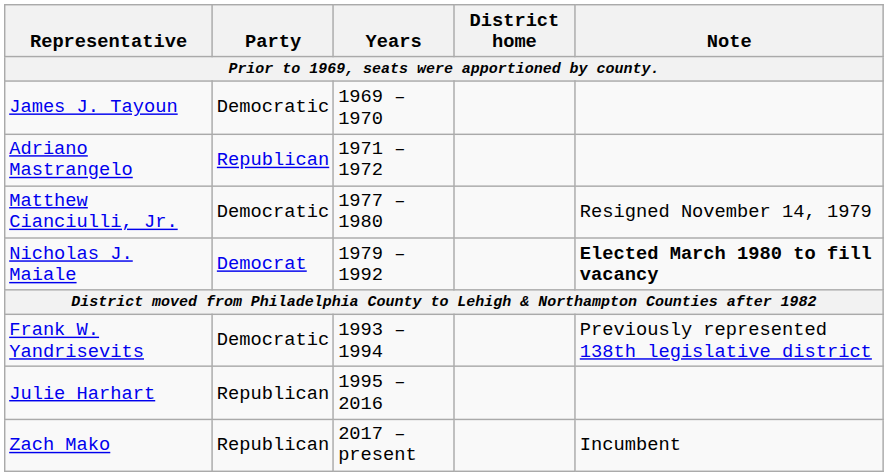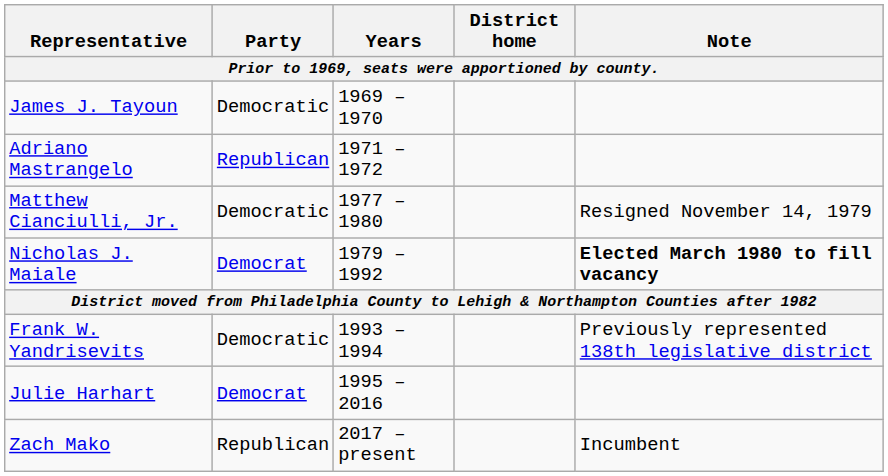(273, 393) Republican -> (262, 393) Democrat
